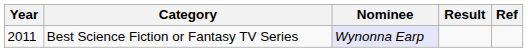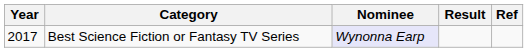(22, 36) 2011 -> (22, 36) 2017
